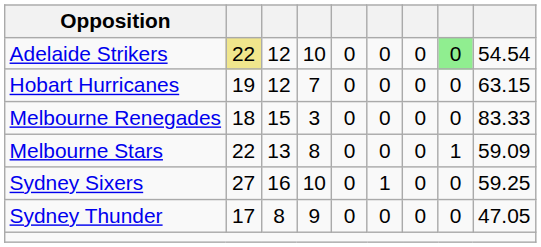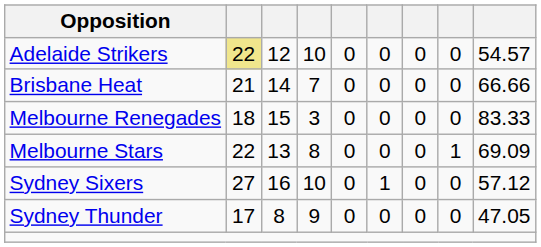(456, 53) lightgreen background -> (456, 53) no background
(504, 53) 54.54 -> (504, 53) 54.57
+ row: (76, 86)
- row: (94, 86)
(504, 151) 59.09 -> (504, 151) 69.09
(504, 183) 59.25 -> (504, 183) 57.12
